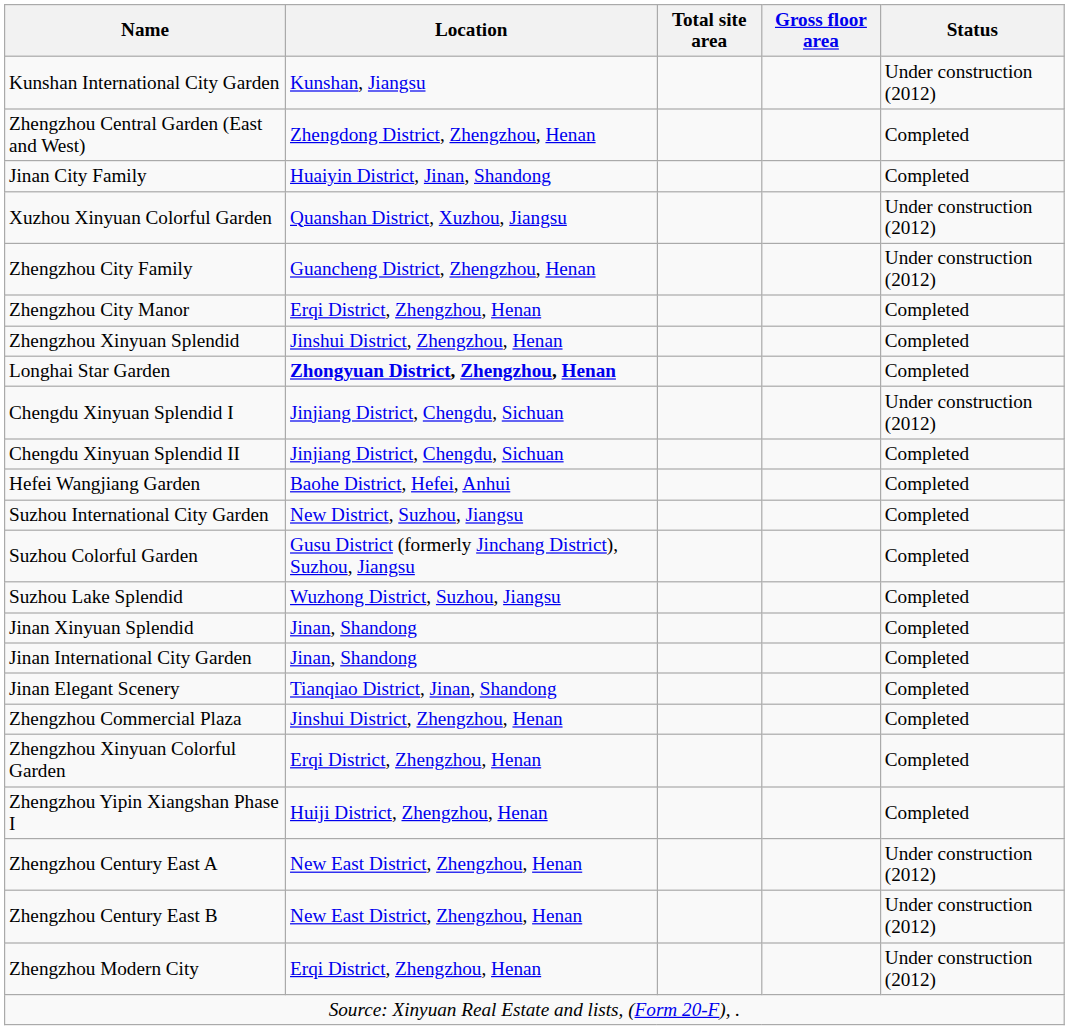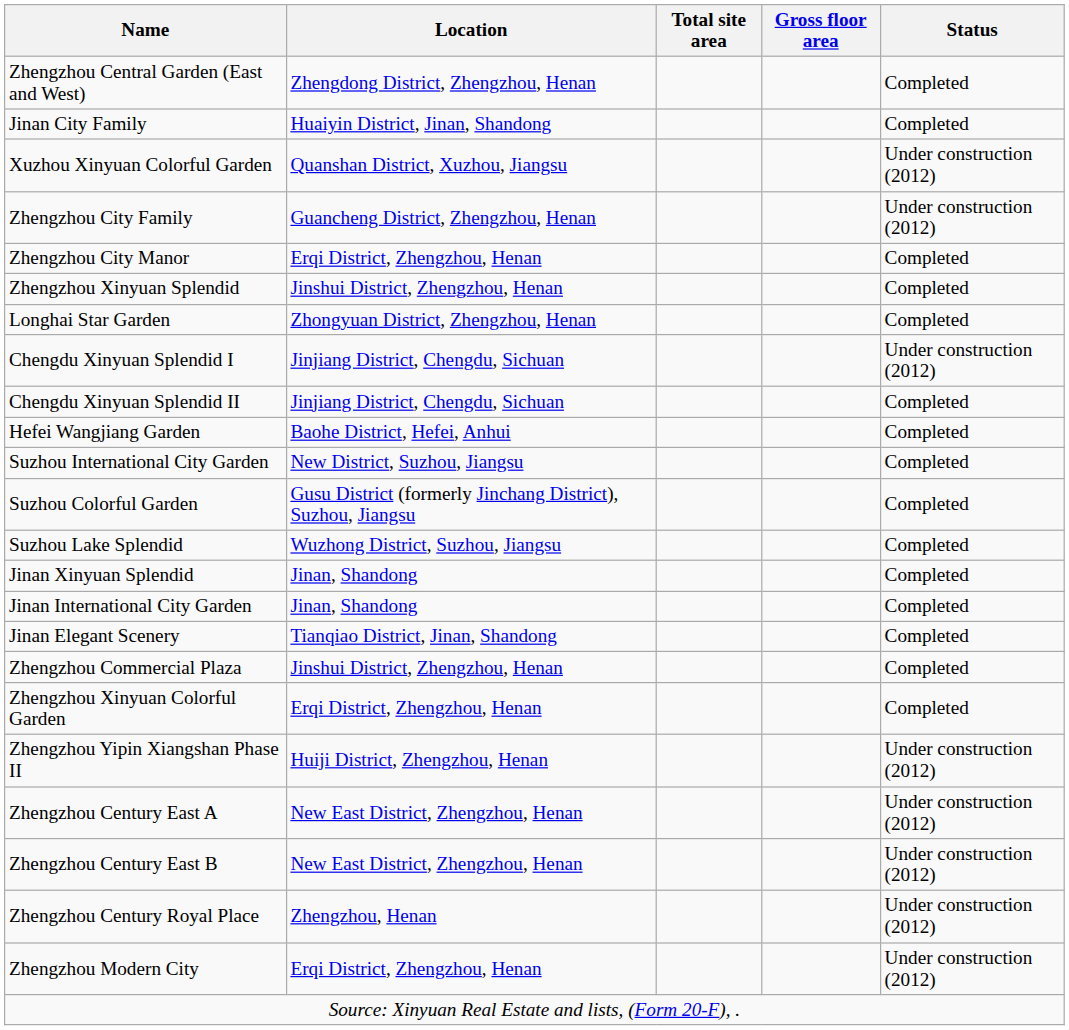- row: (144, 82)
(453, 371) bold -> (443, 319) normal
- row: (144, 812)
+ row: (144, 760)
+ row: (134, 916)
